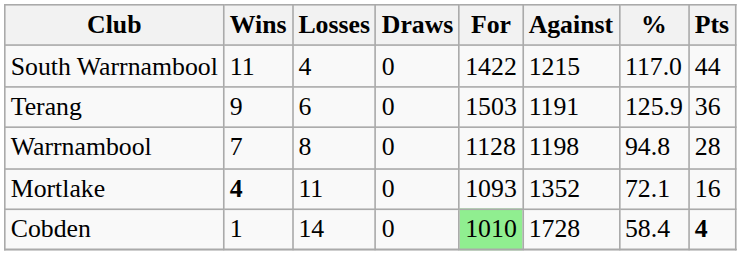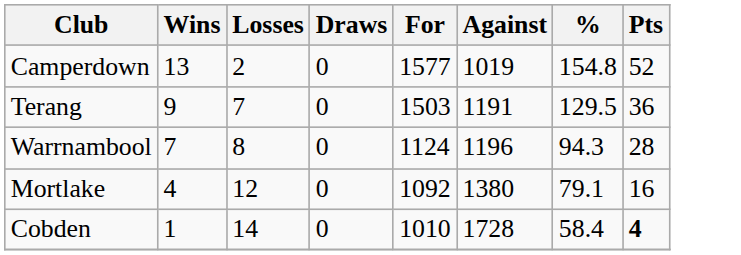+ row: (80, 65)
- row: (114, 65)
(305, 106) 6 -> (239, 106) 7
(654, 106) 125.9 -> (588, 106) 129.5
(491, 147) 1128 -> (424, 147) 1124
(554, 147) 1198 -> (488, 147) 1196
(647, 147) 94.8 -> (581, 147) 94.3
(236, 188) bold -> (170, 188) normal
(311, 188) 11 -> (245, 188) 12
(491, 188) 1093 -> (425, 188) 1092
(554, 188) 1352 -> (488, 188) 1380
(647, 188) 72.1 -> (581, 188) 79.1
(491, 229) lightgreen background -> (425, 229) no background
